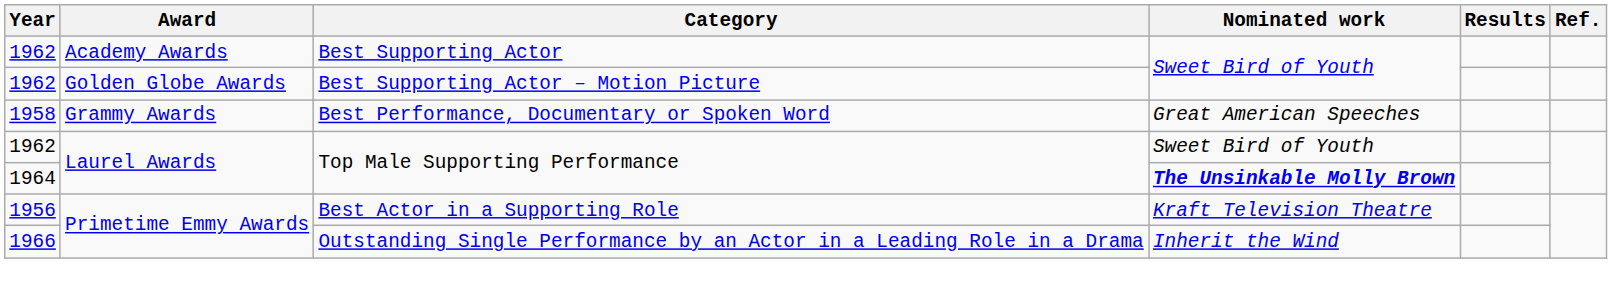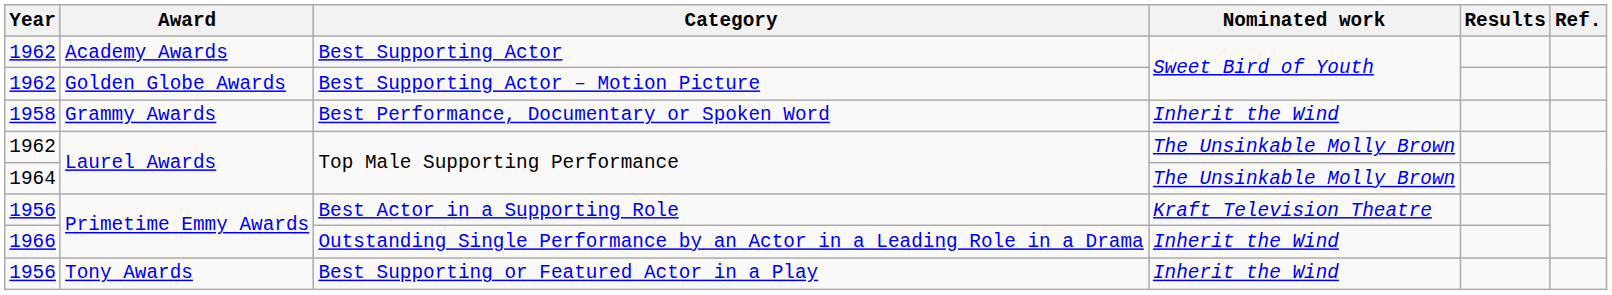(1287, 115) Great American Speeches -> (1246, 115) Inherit the Wind
(1263, 147) Sweet Bird of Youth -> (1304, 147) The Unsinkable Molly Brown
(1304, 178) bold -> (1304, 178) normal
+ row: (33, 273)
